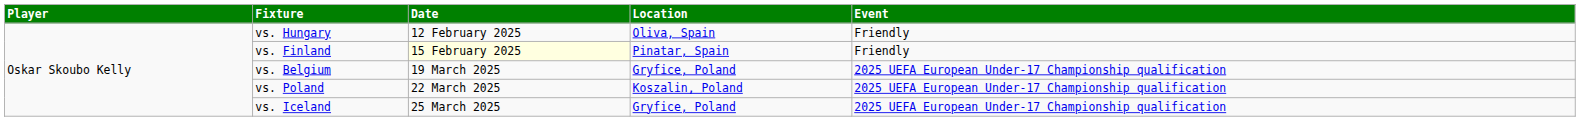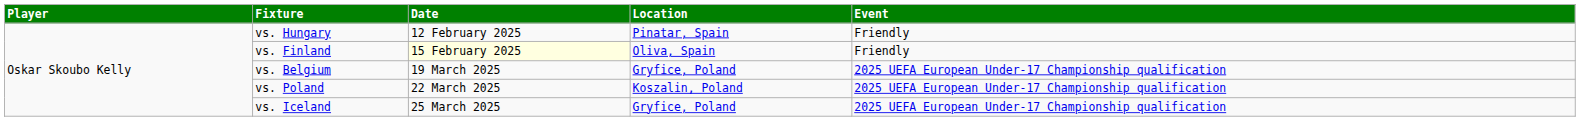(674, 32) Oliva, Spain -> (681, 32) Pinatar, Spain
(681, 51) Pinatar, Spain -> (674, 51) Oliva, Spain
